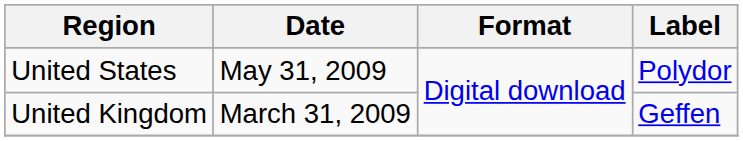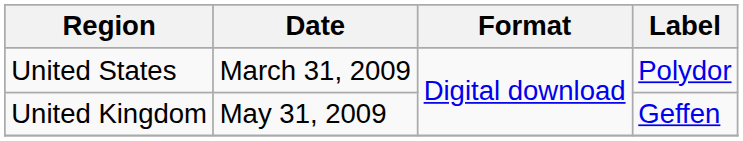(303, 69) May 31, 2009 -> (315, 69) March 31, 2009
(315, 113) March 31, 2009 -> (303, 113) May 31, 2009
